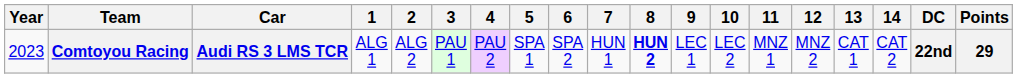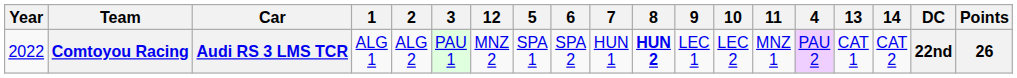columns swapped: (490, 17) <-> (813, 17)
(26, 51) 2023 -> (26, 51) 2022
(984, 51) 29 -> (984, 51) 26
